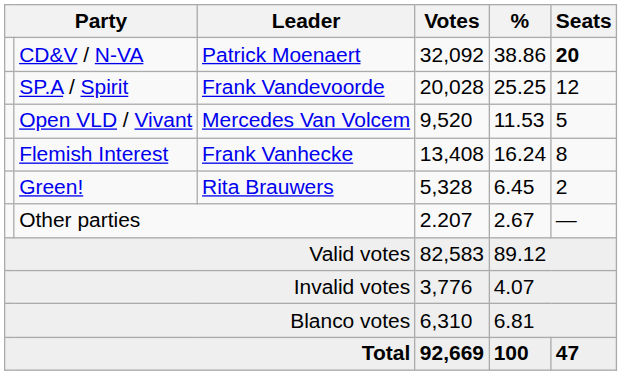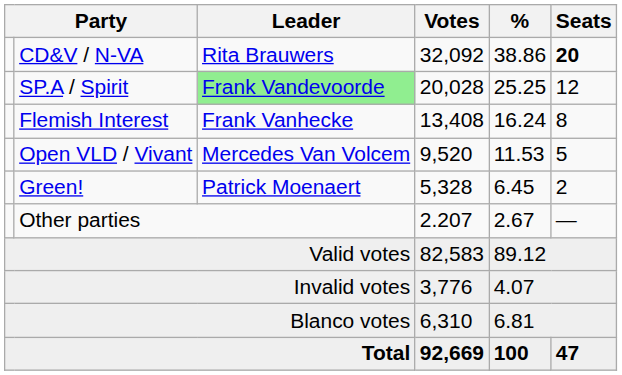(281, 54) Patrick Moenaert -> (268, 54) Rita Brauwers
(293, 87) no background -> (293, 87) lightgreen background
rows swapped: (94, 154) <-> (106, 120)
(268, 187) Rita Brauwers -> (281, 187) Patrick Moenaert
